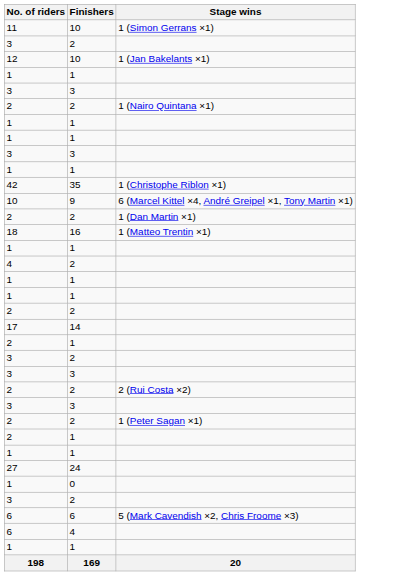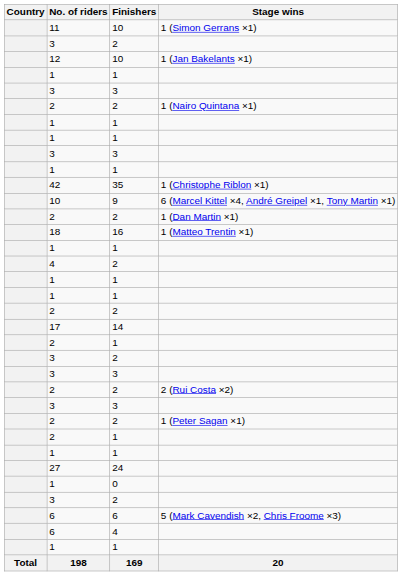+ column: (26, 12)
